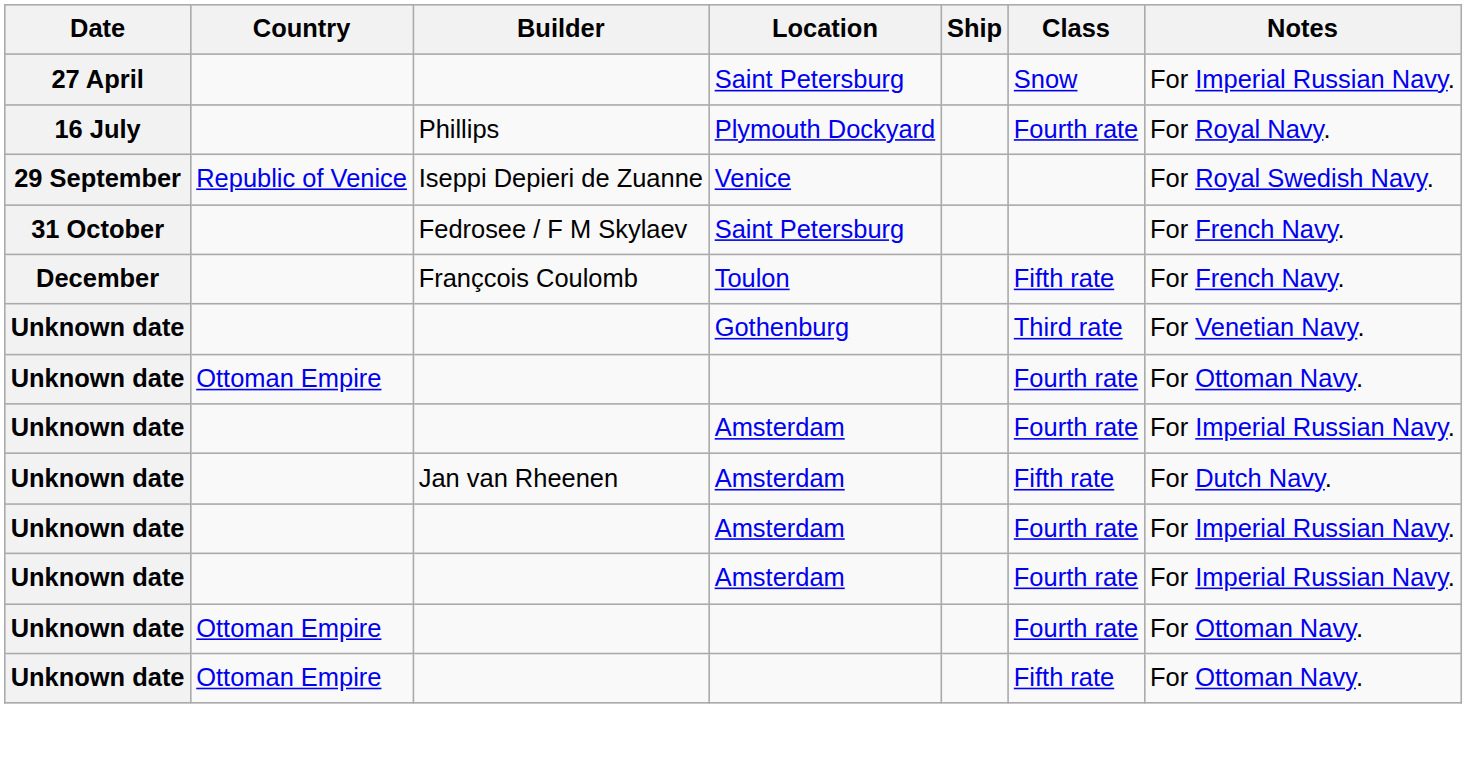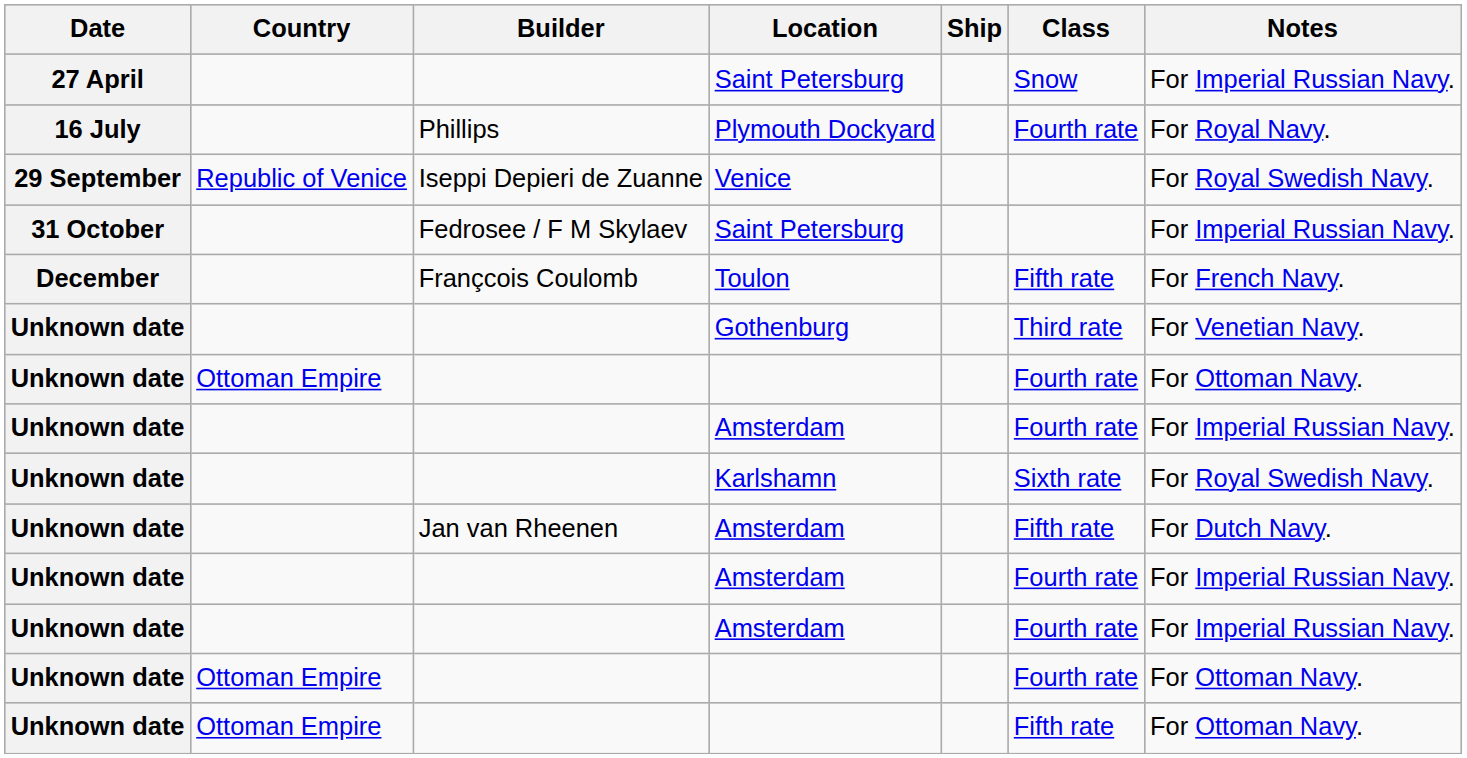(1247, 228) For French Navy. -> (1302, 228) For Imperial Russian Navy.
+ row: (561, 479)
